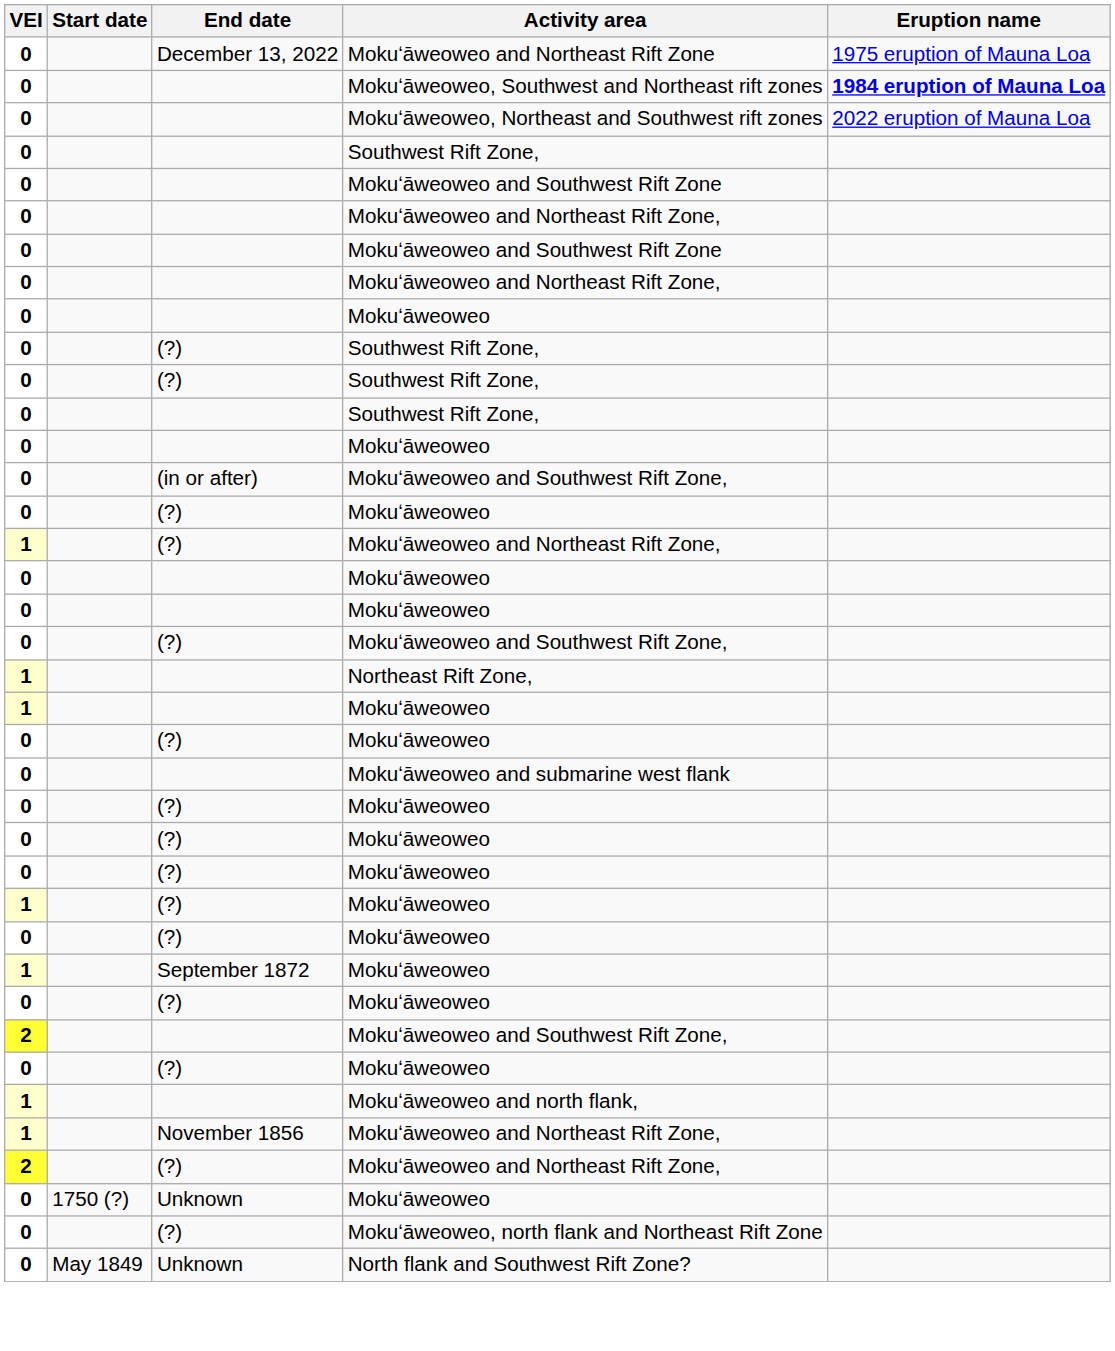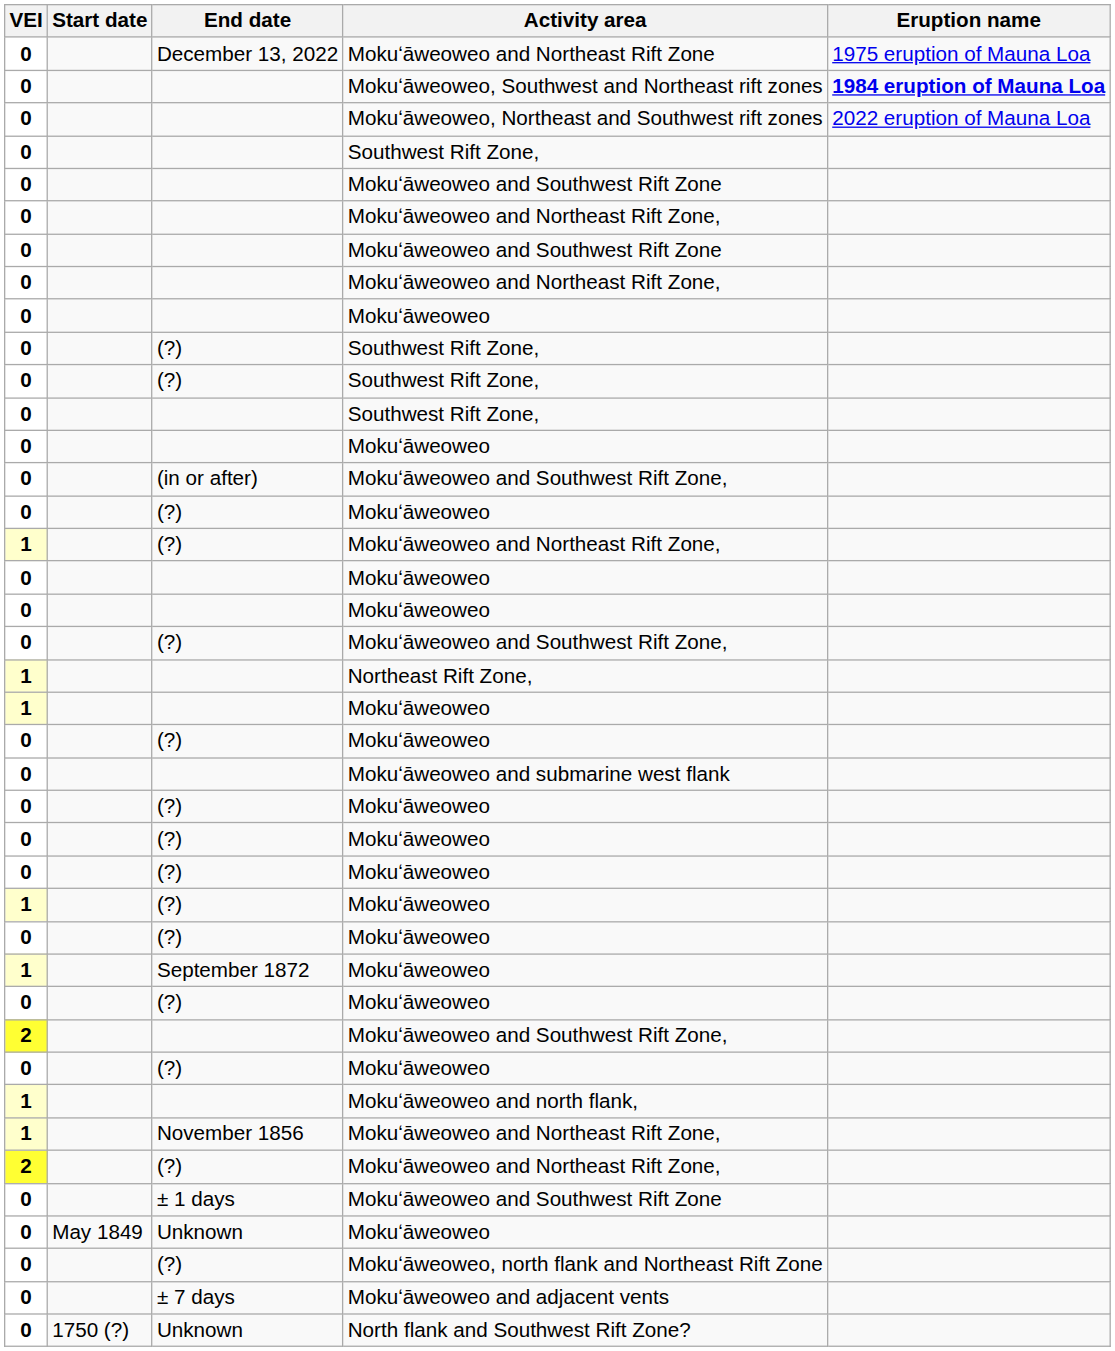+ row: (196, 1199)
(91, 1199) 1750 (?) -> (98, 1232) May 1849
+ row: (196, 1297)
(98, 1264) May 1849 -> (91, 1330) 1750 (?)
